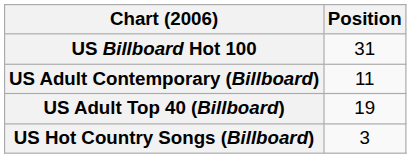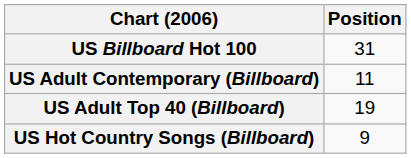(365, 138) 3 -> (365, 138) 9
